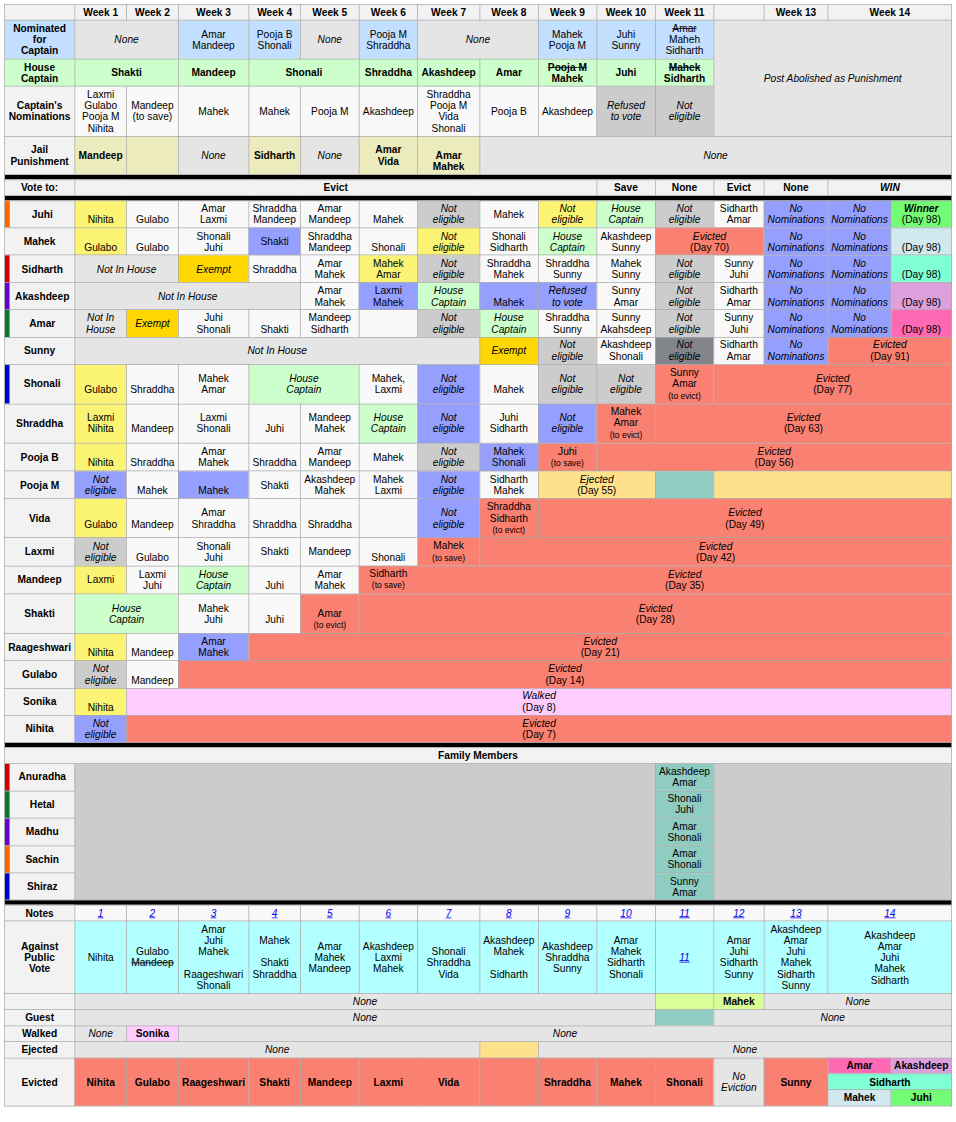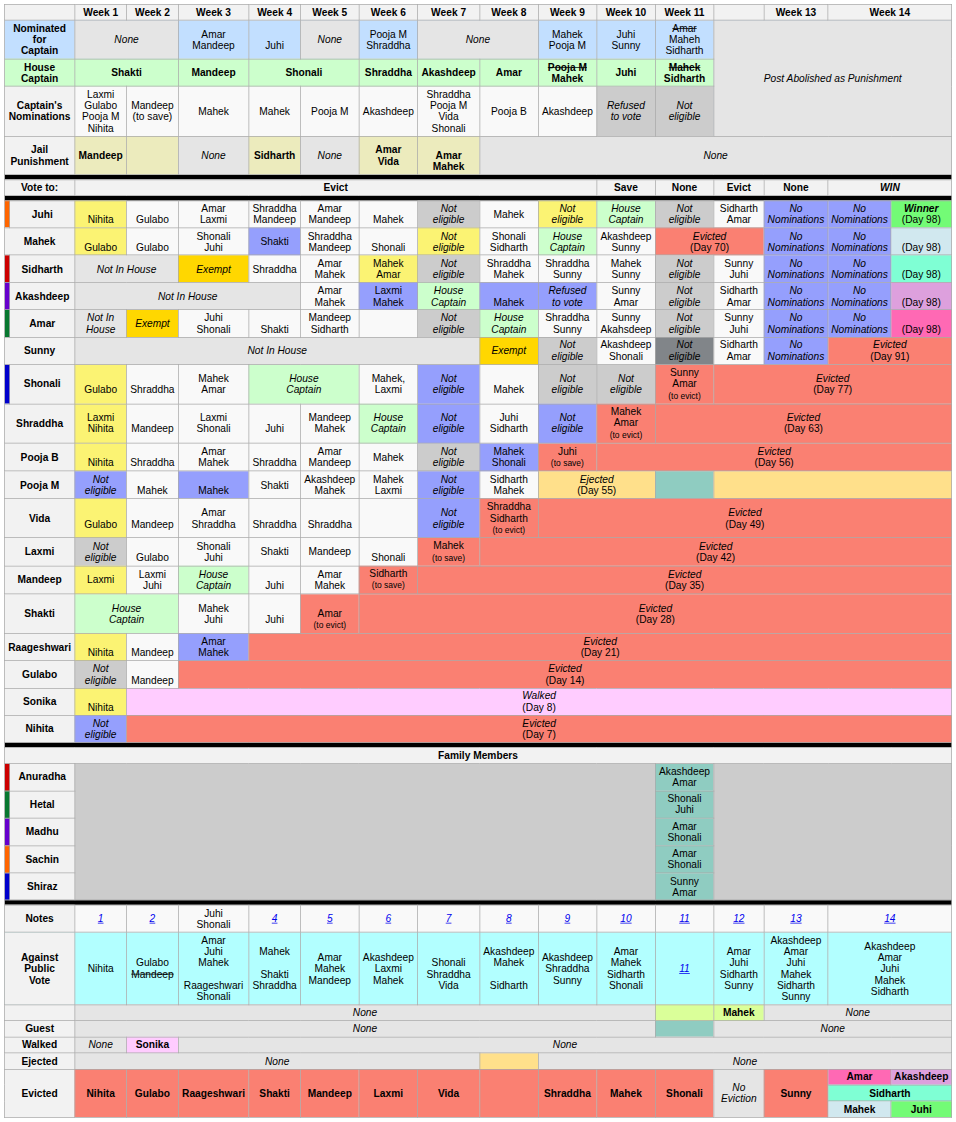(275, 39) Pooja B Shonali -> (275, 45) Juhi
(214, 913) 3 -> (214, 918) Juhi Shonali
